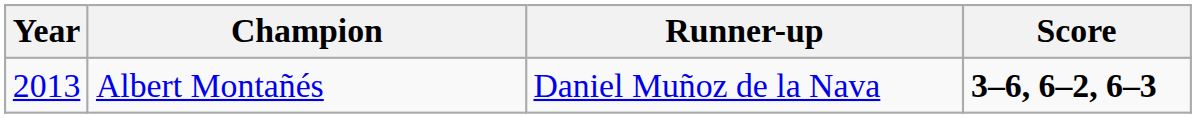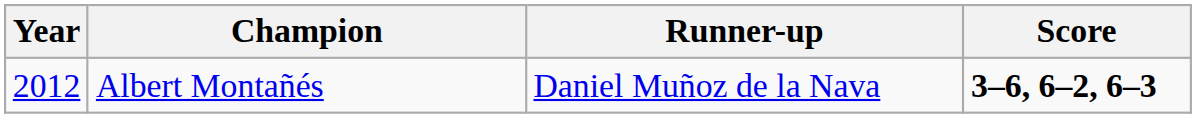(47, 84) 2013 -> (47, 84) 2012
